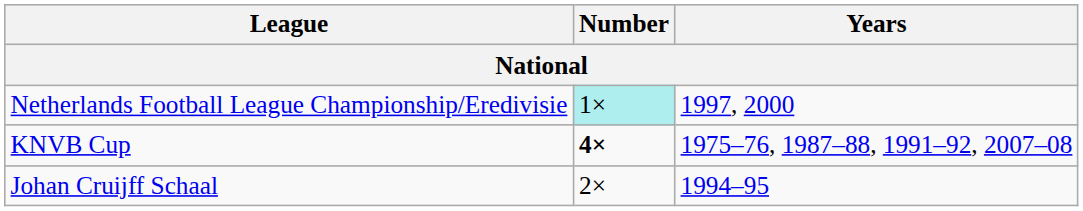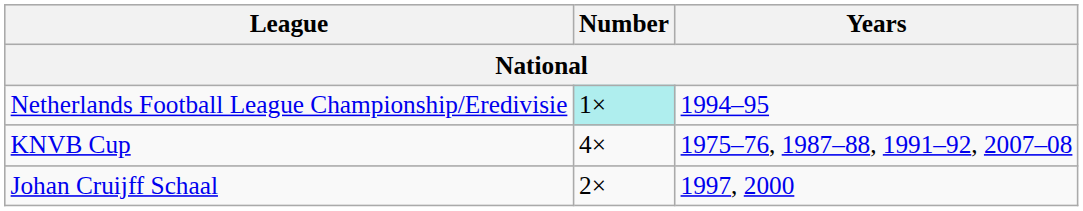(737, 104) 1997, 2000 -> (725, 104) 1994–95
(593, 144) bold -> (592, 144) normal
(725, 184) 1994–95 -> (737, 184) 1997, 2000
